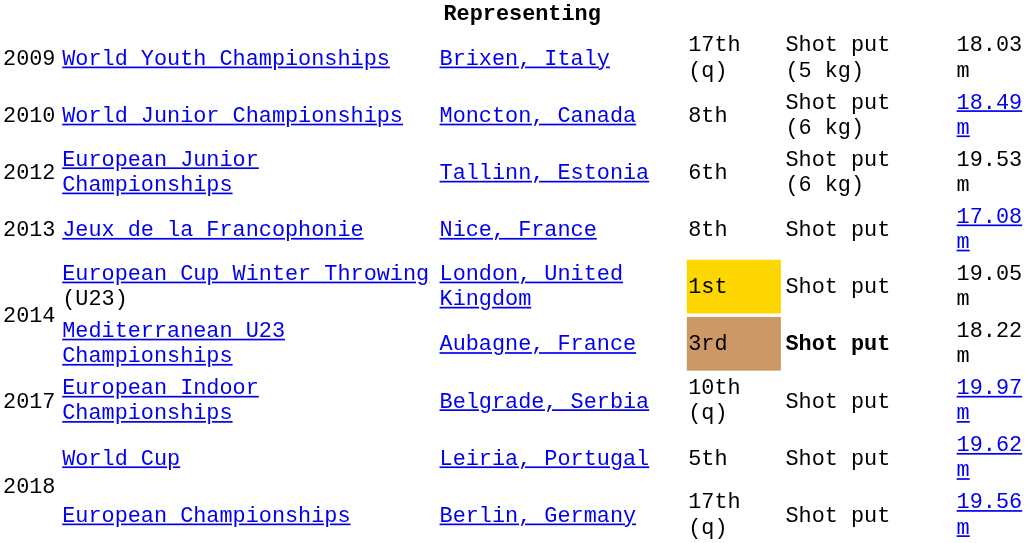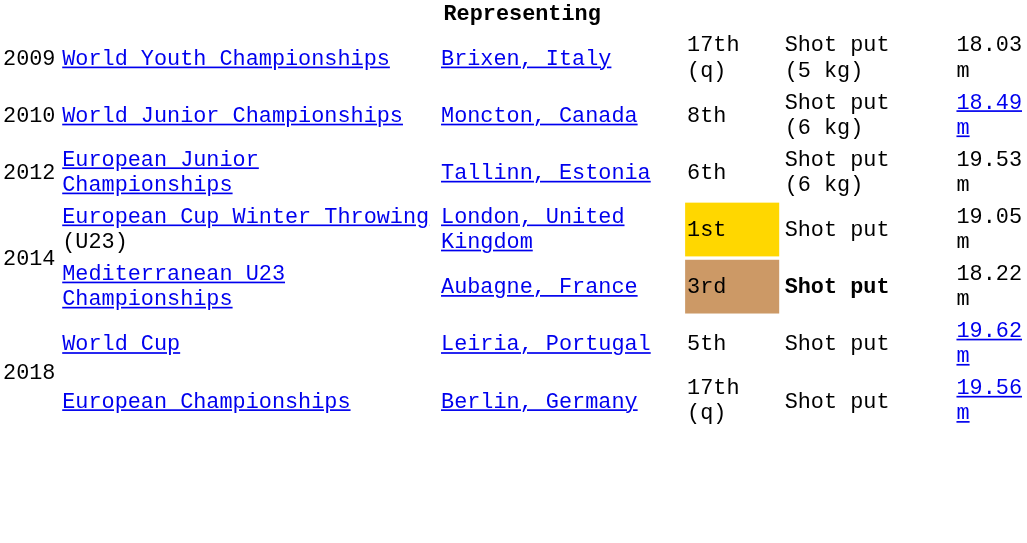- row: (213, 230)
- row: (161, 401)
